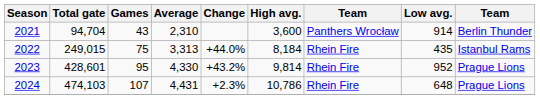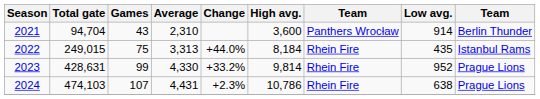(85, 67) 428,601 -> (85, 67) 428,631
(142, 67) 95 -> (142, 67) 99
(226, 67) +43.2% -> (226, 67) +33.2%
(443, 85) 648 -> (443, 85) 638
